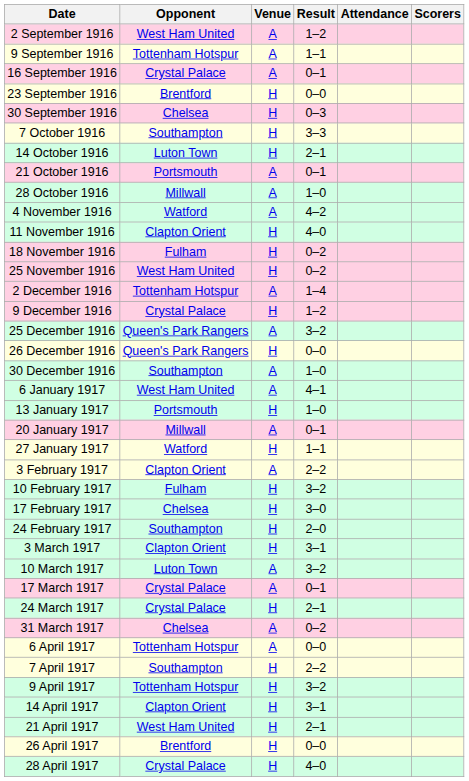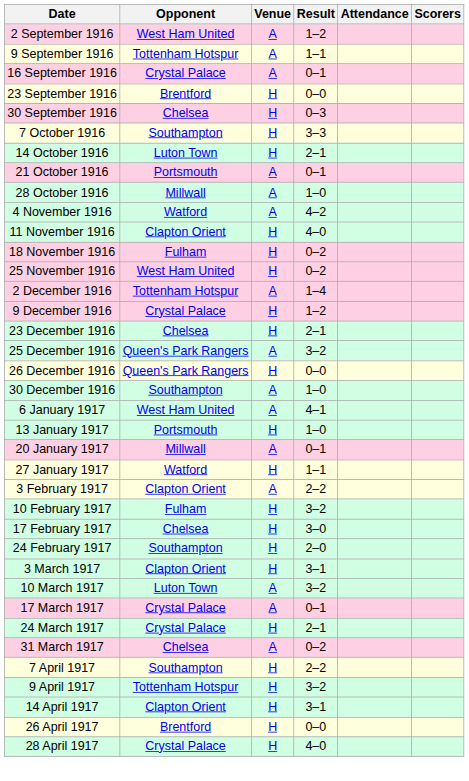+ row: (62, 331)
- row: (62, 647)
- row: (62, 726)
